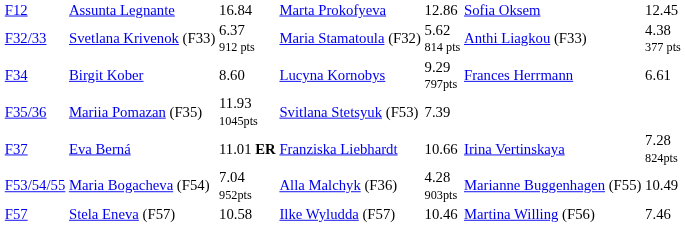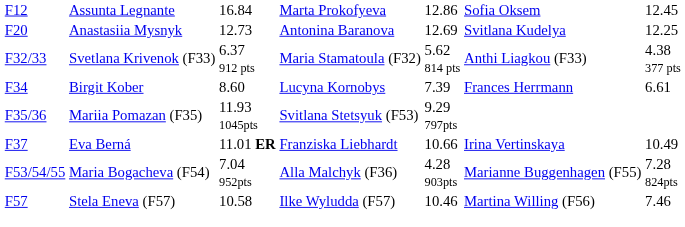+ row: (126, 30)
(441, 75) 9.29 797pts -> (437, 87) 7.39
(437, 112) 7.39 -> (441, 115) 9.29 797pts
(661, 149) 7.28 824pts -> (662, 144) 10.49
(662, 185) 10.49 -> (661, 172) 7.28 824pts
